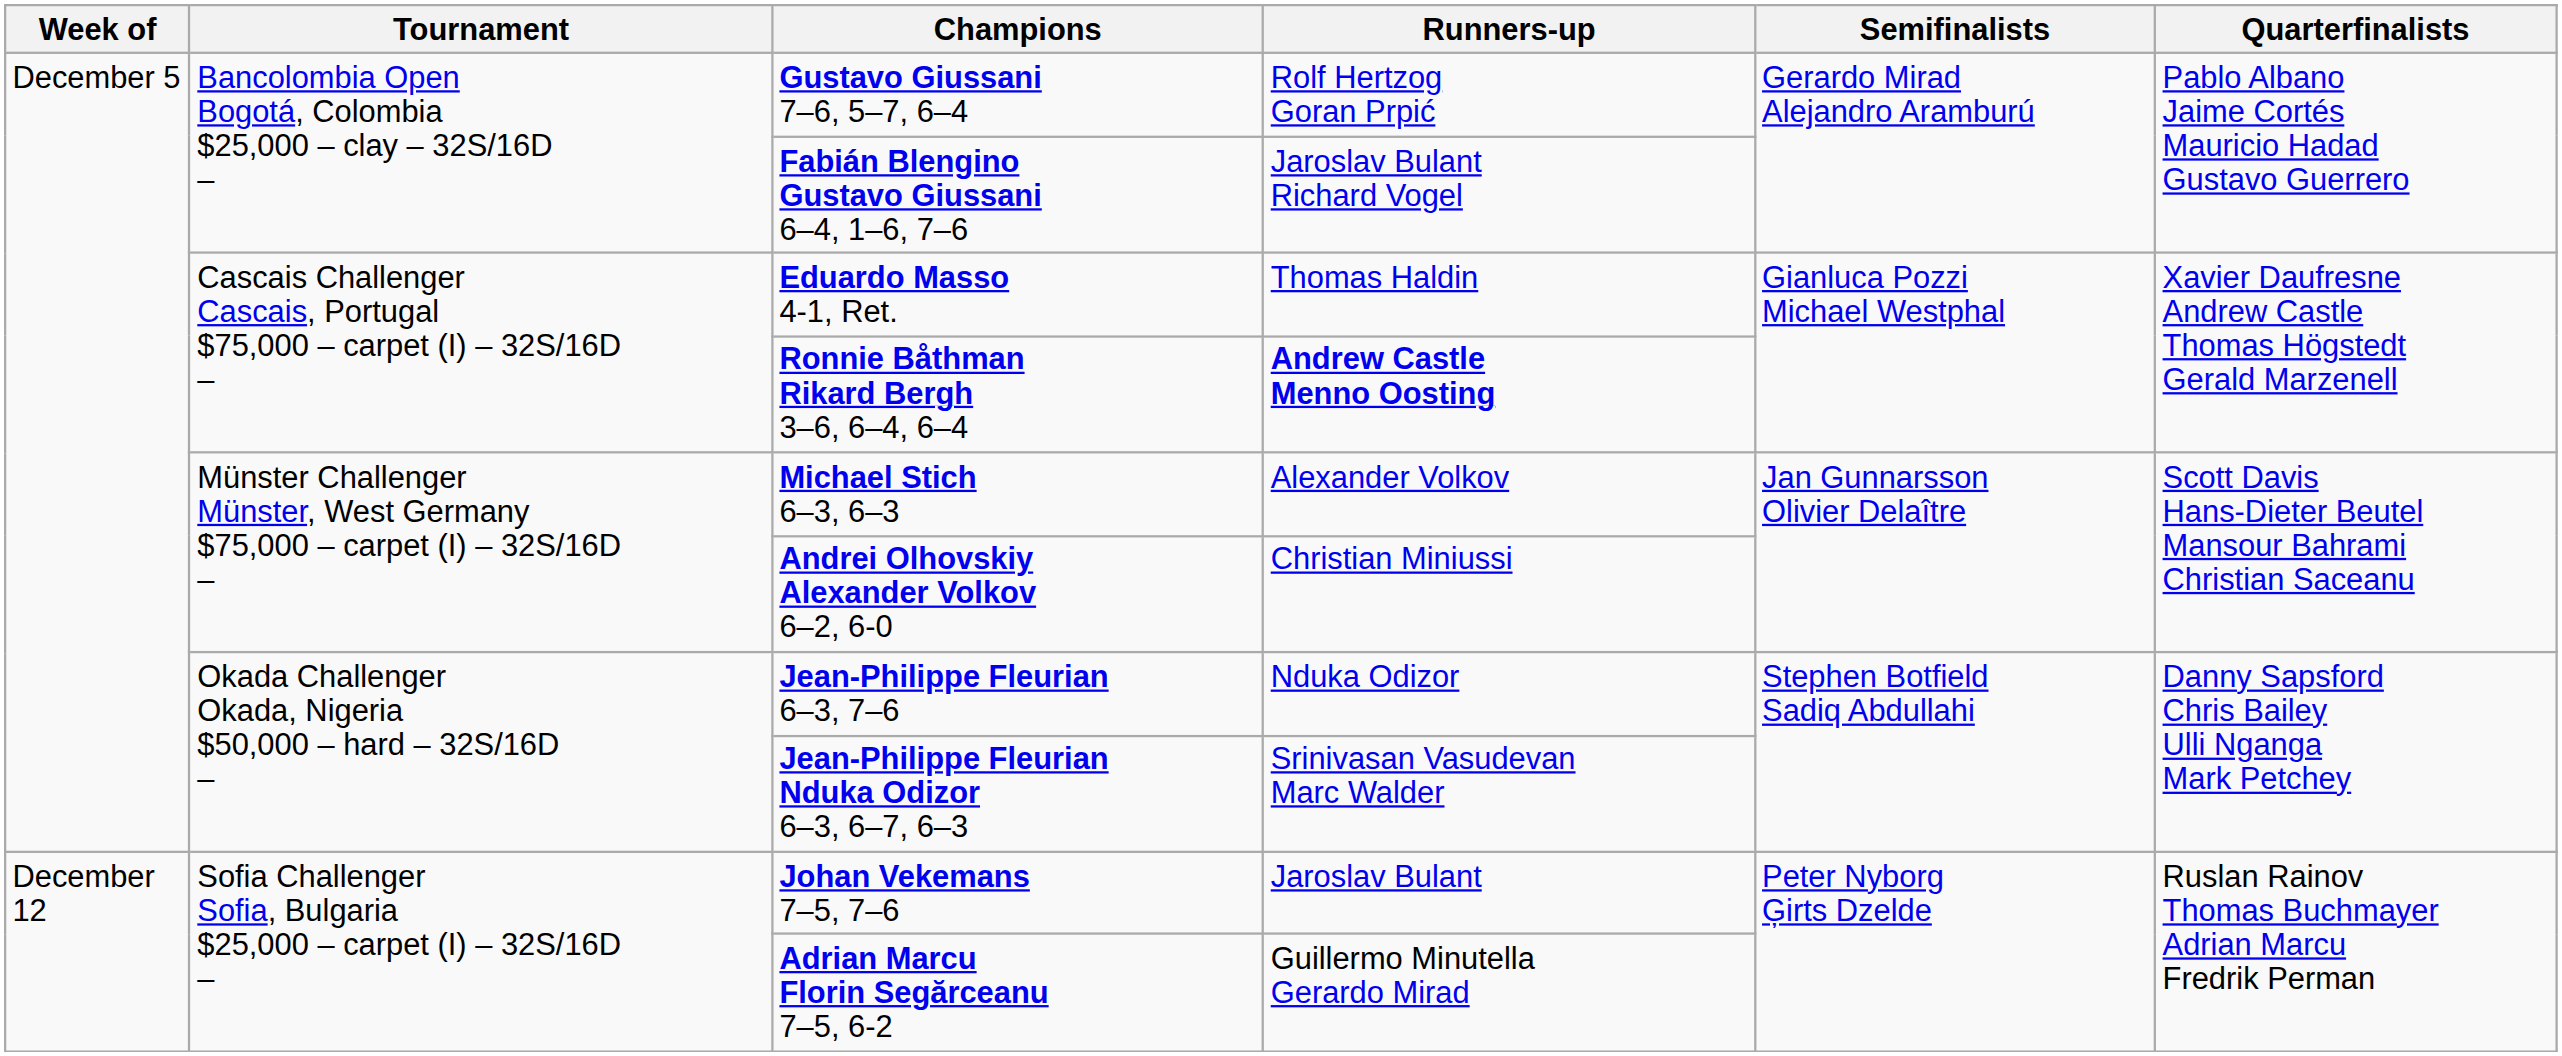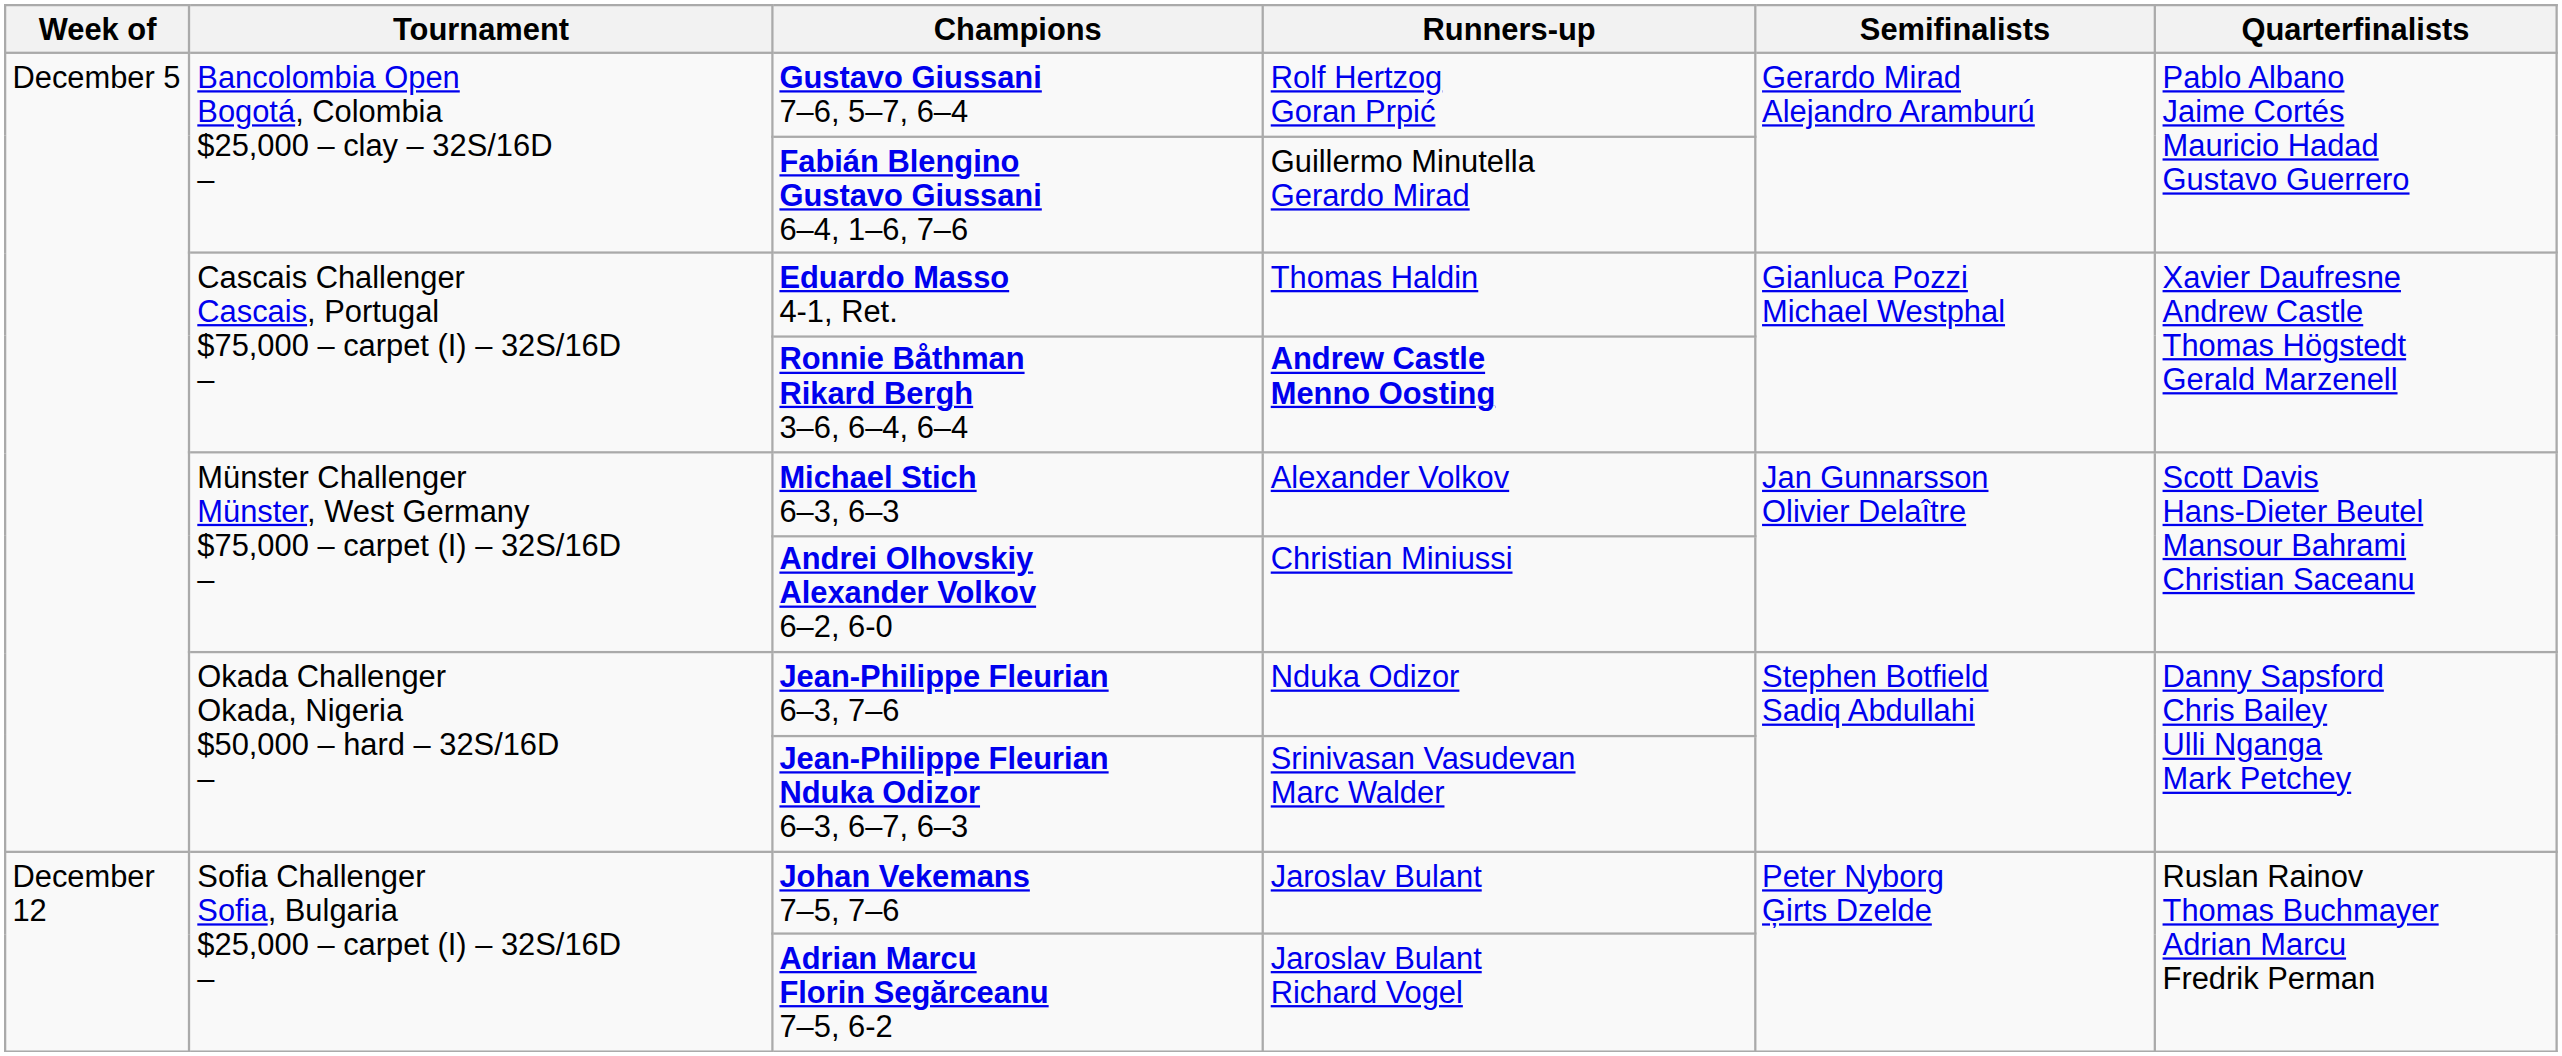(1376, 177) Jaroslav Bulant Richard Vogel -> (1403, 177) Guillermo Minutella Gerardo Mirad
(1403, 975) Guillermo Minutella Gerardo Mirad -> (1376, 975) Jaroslav Bulant Richard Vogel
